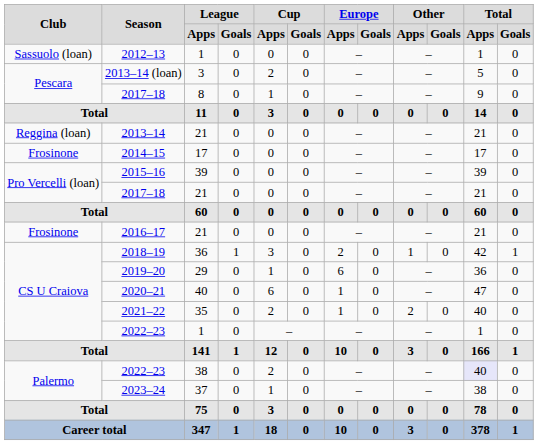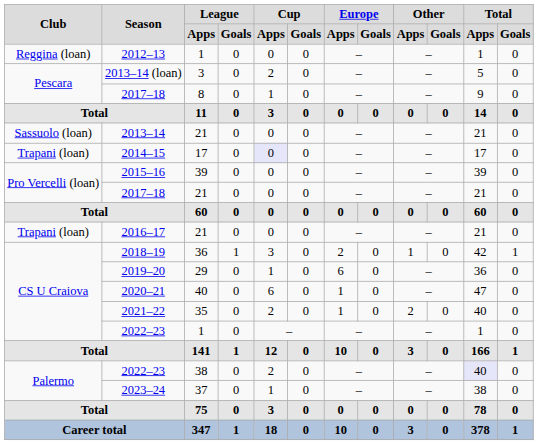(53, 53) Sassuolo (loan) -> (53, 53) Reggina (loan)
(53, 133) Reggina (loan) -> (53, 133) Sassuolo (loan)
(53, 152) Frosinone -> (53, 152) Trapani (loan)
(271, 152) no background -> (271, 152) lavender background
(53, 232) Frosinone -> (53, 232) Trapani (loan)
